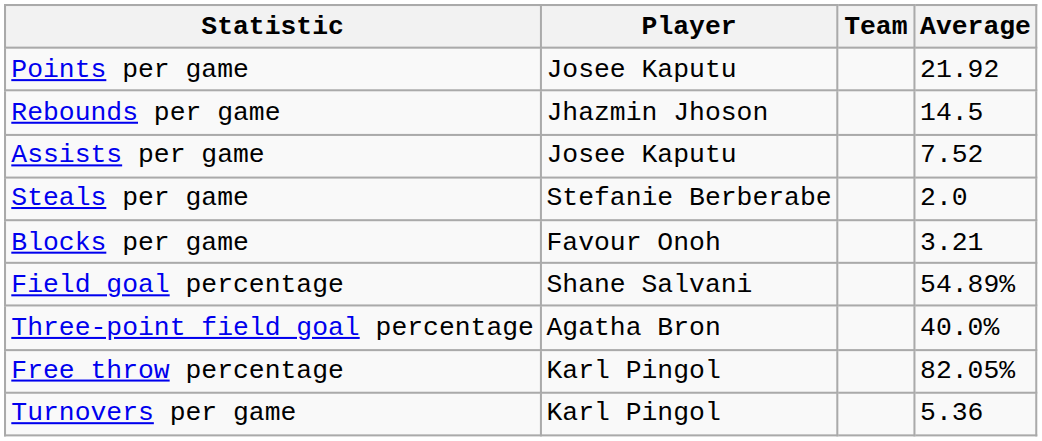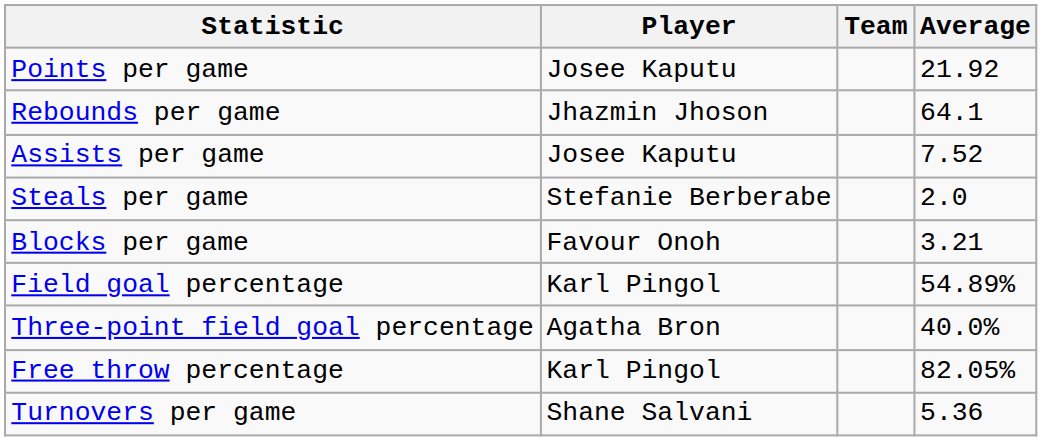(952, 113) 14.5 -> (952, 113) 64.1
(649, 285) Shane Salvani -> (634, 285) Karl Pingol
(634, 414) Karl Pingol -> (649, 414) Shane Salvani
